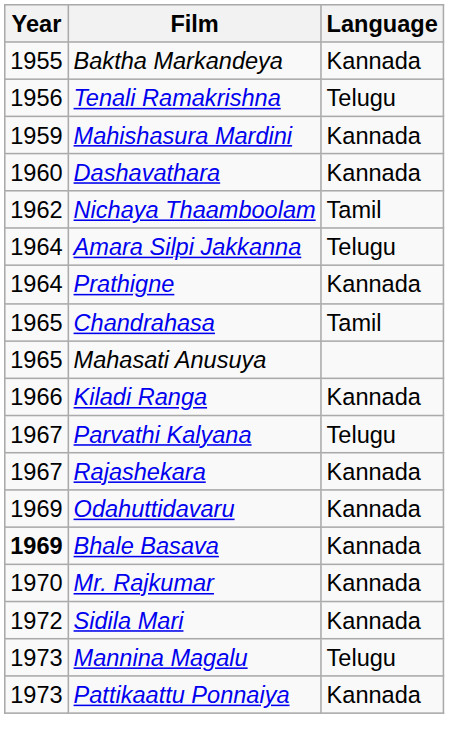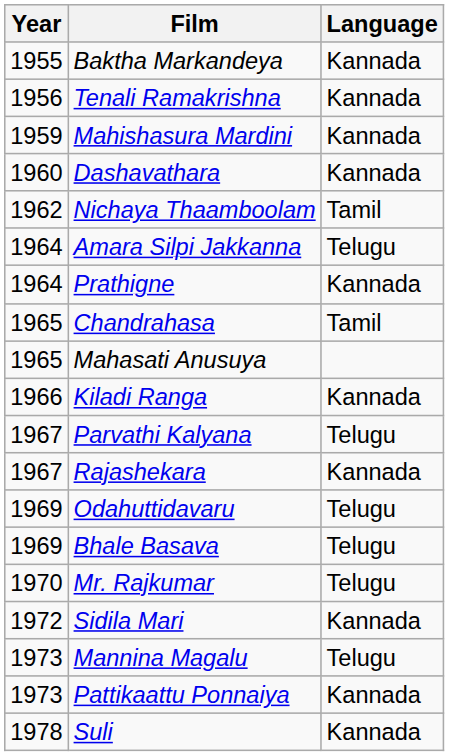(361, 98) Telugu -> (374, 98) Kannada
(374, 508) Kannada -> (361, 508) Telugu
(36, 546) bold -> (36, 546) normal
(374, 546) Kannada -> (361, 546) Telugu
(374, 583) Kannada -> (361, 583) Telugu
+ row: (93, 732)
